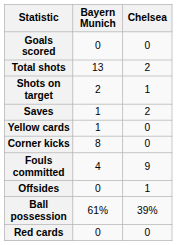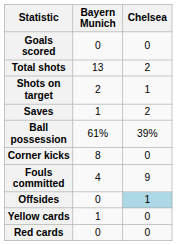rows swapped: (39, 210) <-> (39, 128)
(147, 188) no background -> (147, 200) lightblue background
